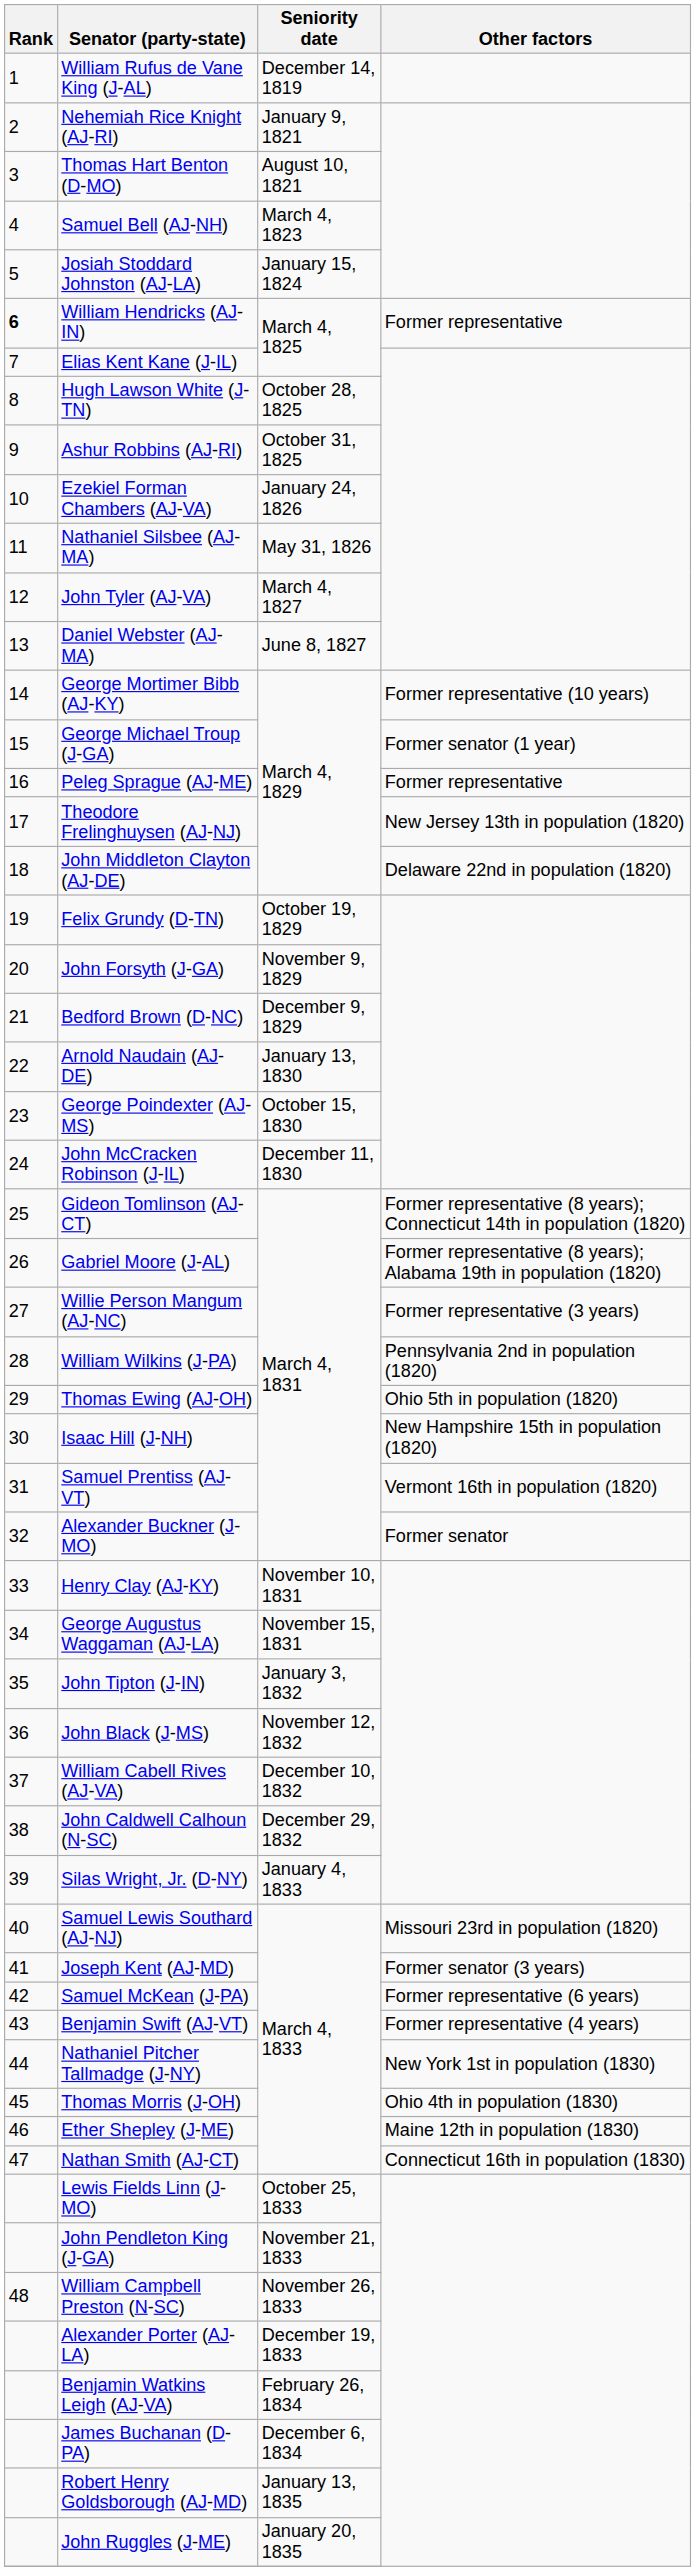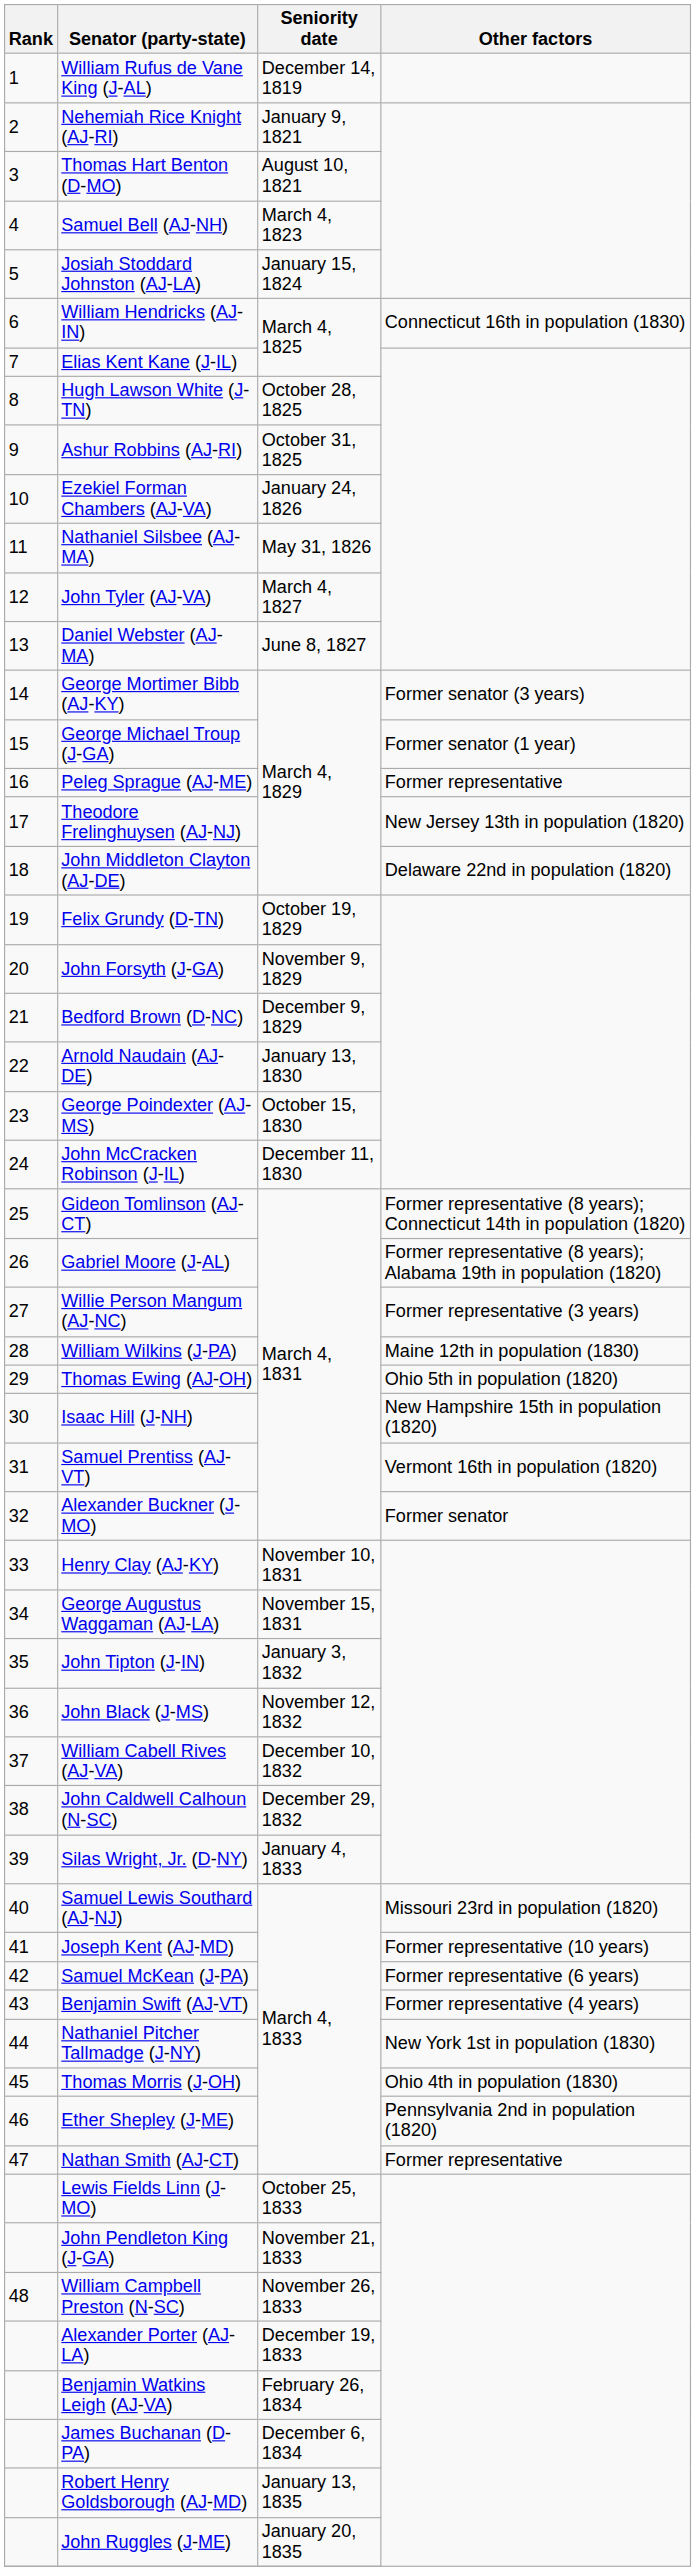(14, 323) bold -> (14, 323) normal
(474, 323) Former representative -> (535, 323) Connecticut 16th in population (1830)
(517, 694) Former representative (10 years) -> (485, 694) Former senator (3 years)
(510, 1360) Pennsylvania 2nd in population (1820) -> (512, 1350) Maine 12th in population (1830)
(485, 1967) Former senator (3 years) -> (517, 1947) Former representative (10 years)
(512, 2131) Maine 12th in population (1830) -> (510, 2120) Pennsylvania 2nd in population (1820)
(535, 2159) Connecticut 16th in population (1830) -> (474, 2159) Former representative
